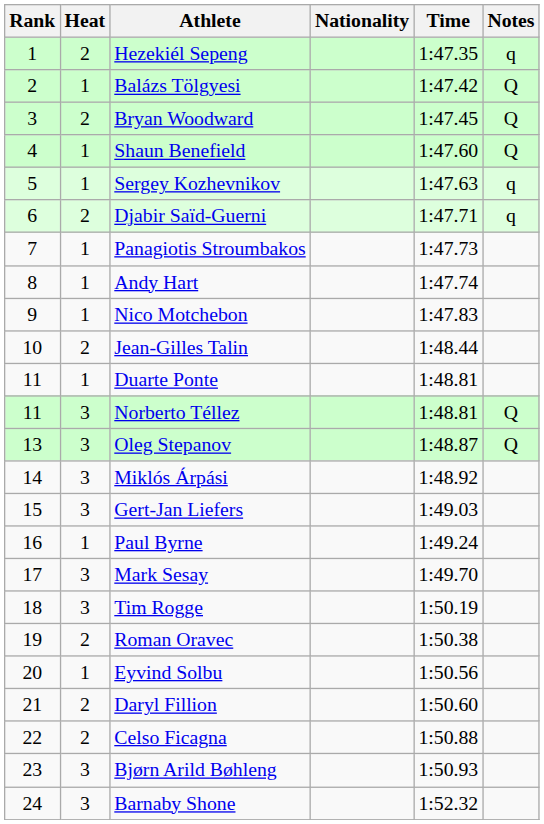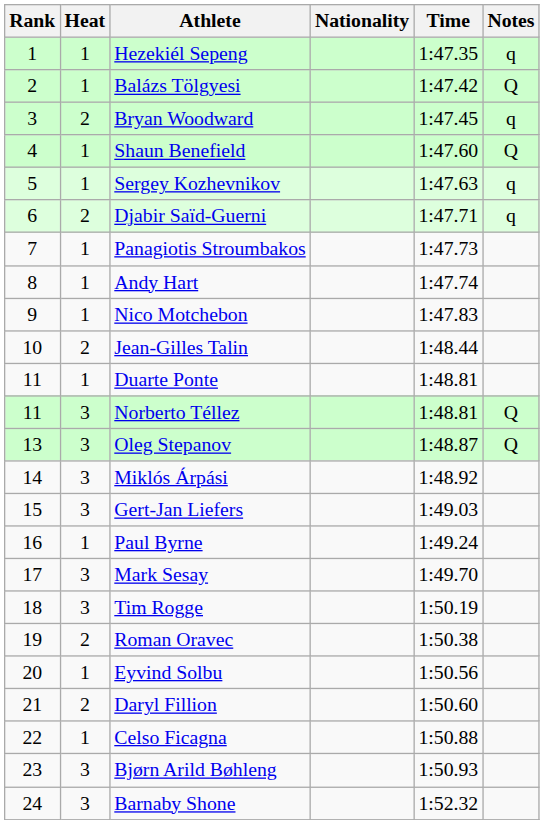(85, 53) 2 -> (85, 53) 1
(511, 118) Q -> (511, 118) q
(85, 737) 2 -> (85, 737) 1
